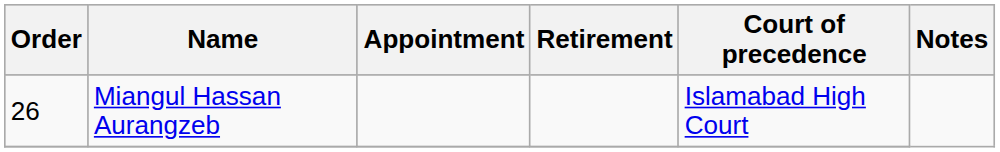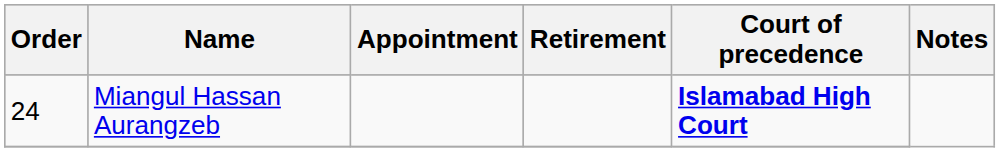(25, 110) 26 -> (25, 110) 24
(775, 110) normal -> (774, 110) bold
